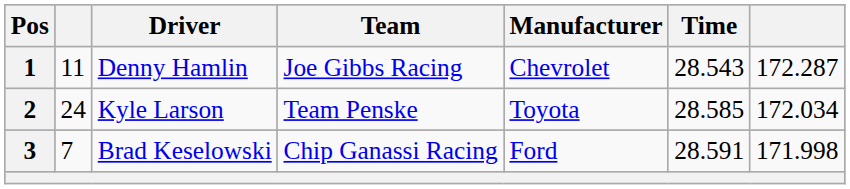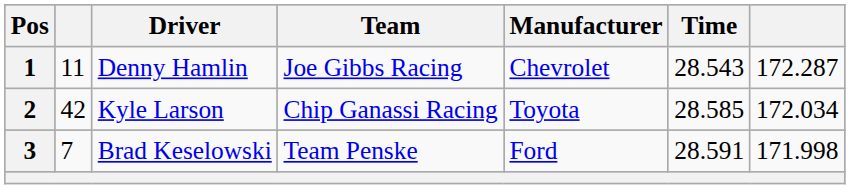(73, 109) 24 -> (73, 109) 42
(351, 109) Team Penske -> (391, 109) Chip Ganassi Racing
(391, 151) Chip Ganassi Racing -> (351, 151) Team Penske
